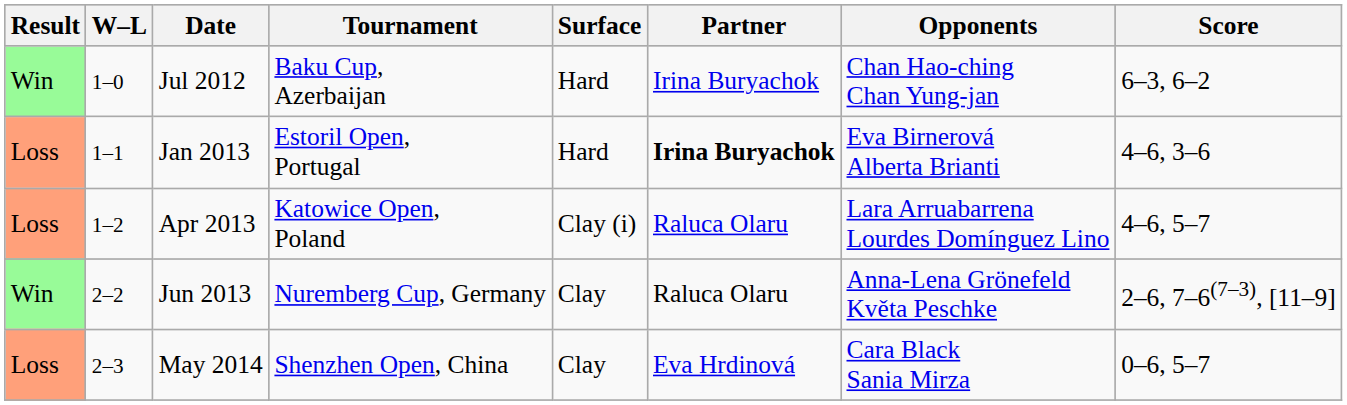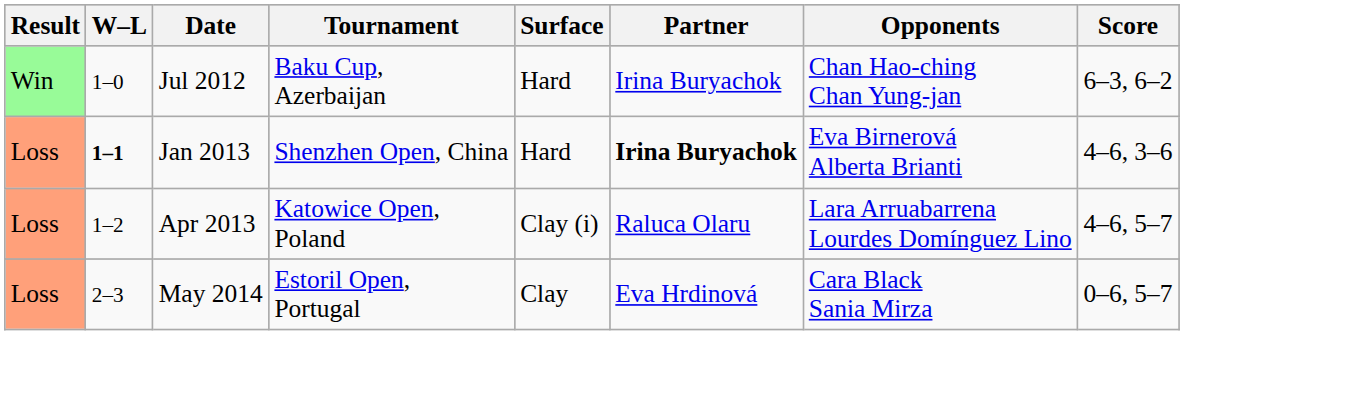(108, 153) normal -> (108, 151) bold
(342, 151) Estoril Open, Portugal -> (391, 151) Shenzhen Open, China
- row: (205, 293)
(391, 364) Shenzhen Open, China -> (342, 293) Estoril Open, Portugal
